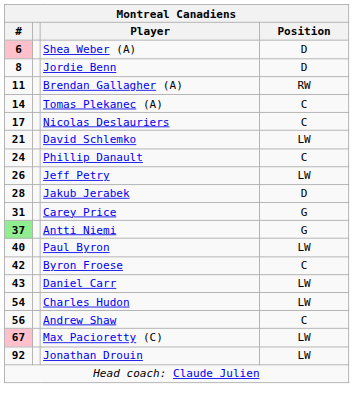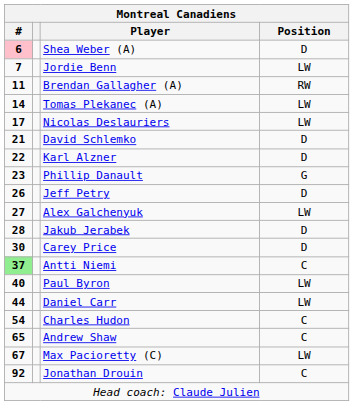(18, 67) 8 -> (18, 67) 7
(304, 67) D -> (304, 67) LW
(304, 103) C -> (304, 103) LW
(304, 121) C -> (304, 121) LW
(304, 139) LW -> (304, 139) D
+ row: (80, 158)
(18, 158) 24 -> (18, 176) 23
(304, 158) C -> (304, 176) G
(304, 176) LW -> (304, 194) D
+ row: (93, 212)
(18, 212) 31 -> (18, 248) 30
(304, 212) G -> (304, 248) D
(304, 230) G -> (304, 266) C
- row: (83, 266)
(18, 284) 43 -> (18, 302) 44
(304, 302) LW -> (304, 320) C
(18, 320) 56 -> (18, 338) 65
(18, 338) pink background -> (18, 356) no background
(304, 356) LW -> (304, 374) C
